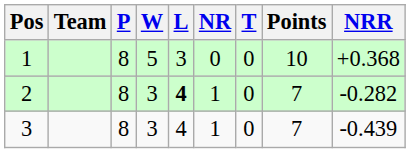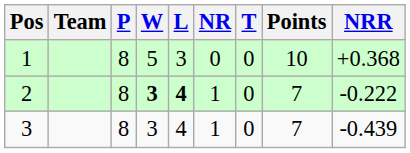(152, 93) normal -> (152, 93) bold
(368, 93) -0.282 -> (368, 93) -0.222
